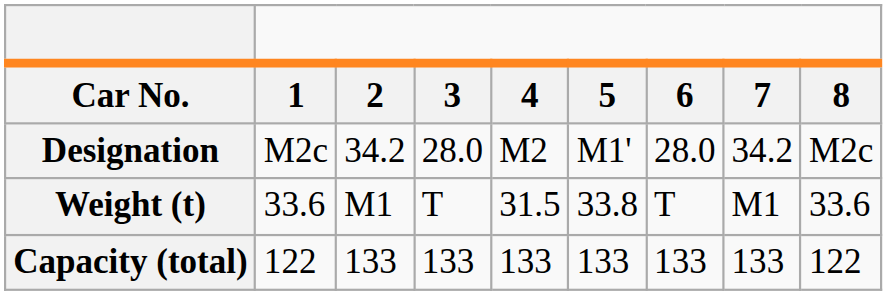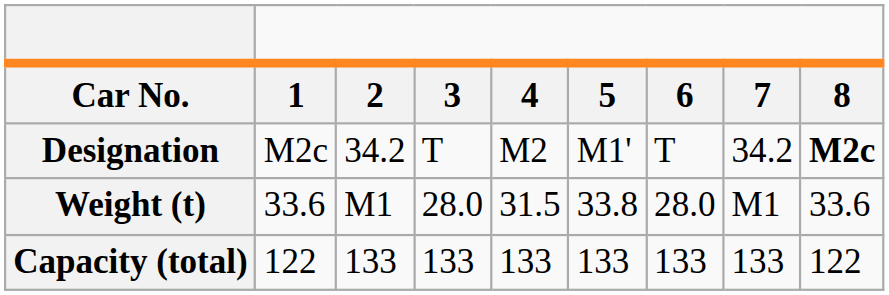(452, 149) 28.0 -> (432, 149) T
(685, 149) 28.0 -> (665, 149) T
(841, 149) normal -> (842, 149) bold
(432, 205) T -> (452, 205) 28.0
(665, 205) T -> (685, 205) 28.0
